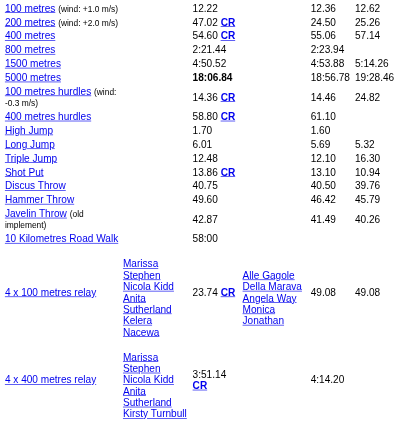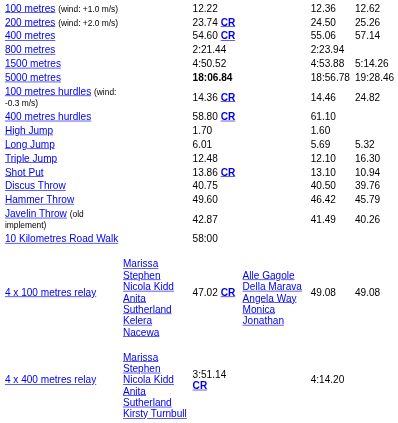(214, 22) 47.02 CR -> (214, 22) 23.74 CR
(214, 292) 23.74 CR -> (214, 292) 47.02 CR
